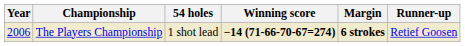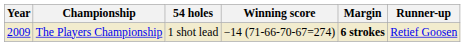(19, 32) 2006 -> (19, 32) 2009
(279, 32) bold -> (279, 32) normal
